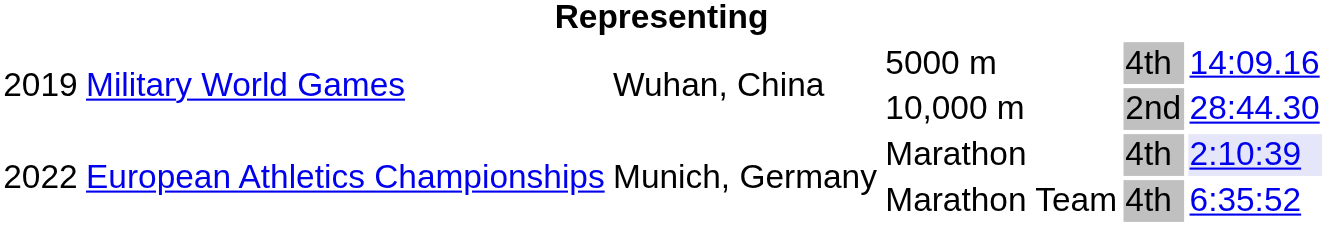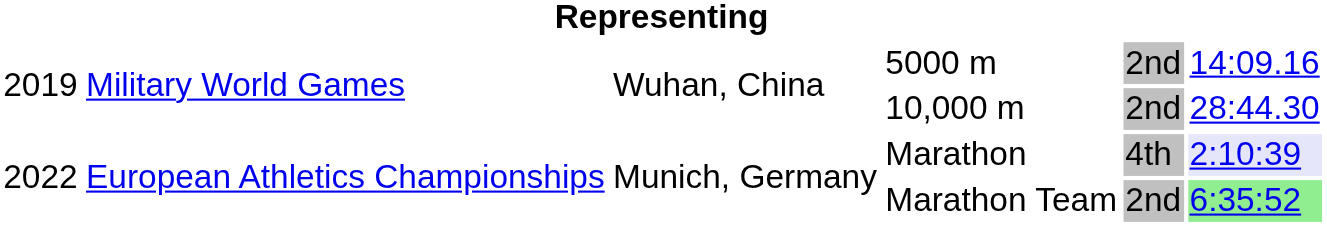(1149, 62) 4th -> (1153, 62) 2nd
(1149, 200) 4th -> (1153, 200) 2nd
(1245, 200) no background -> (1245, 200) lightgreen background
